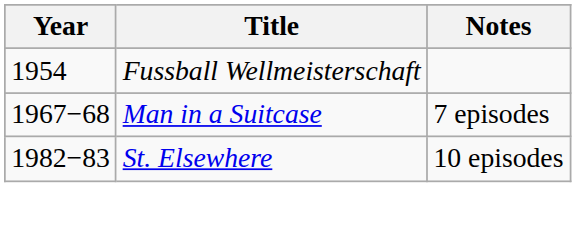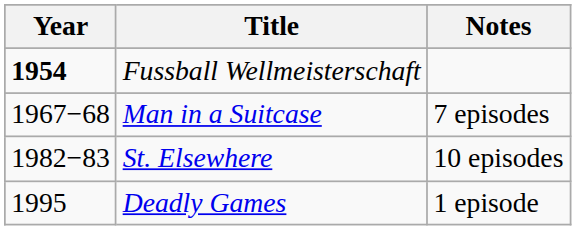(39, 70) normal -> (39, 70) bold
+ row: (205, 202)
